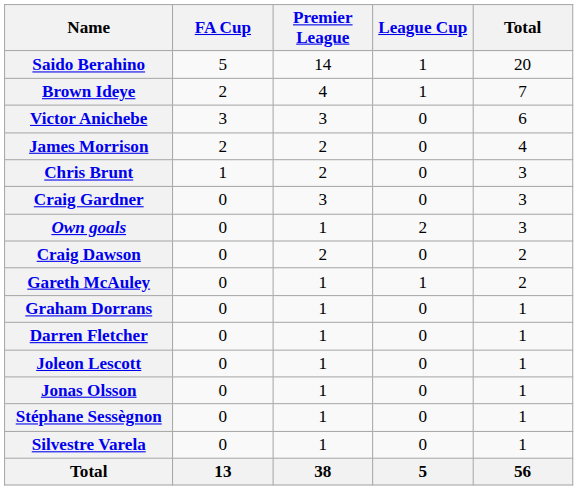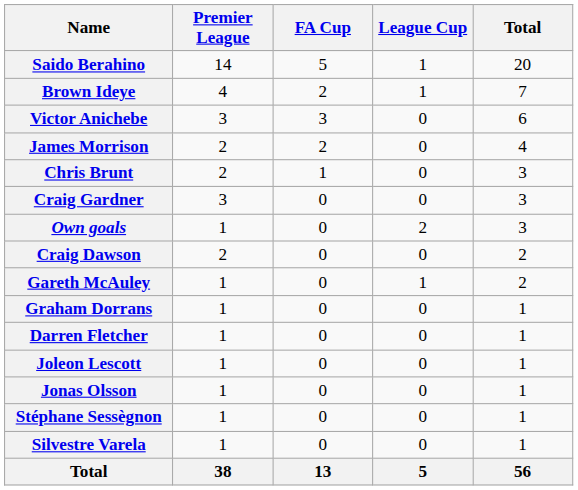columns swapped: (323, 27) <-> (223, 27)
